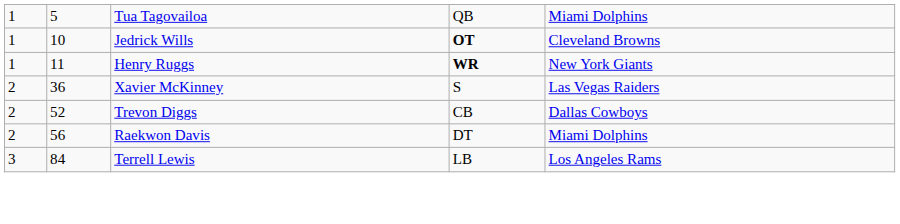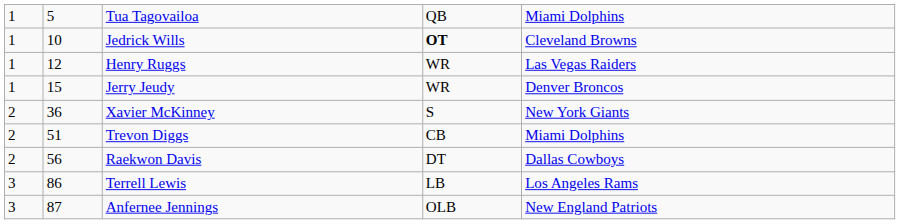(57, 64) 11 -> (54, 64) 12
(466, 64) bold -> (438, 64) normal
(601, 64) New York Giants -> (581, 64) Las Vegas Raiders
+ row: (140, 87)
(604, 87) Las Vegas Raiders -> (577, 111) New York Giants
(58, 111) 52 -> (54, 135) 51
(598, 111) Dallas Cowboys -> (575, 135) Miami Dolphins
(598, 135) Miami Dolphins -> (575, 159) Dallas Cowboys
(58, 159) 84 -> (54, 183) 86
+ row: (162, 207)
